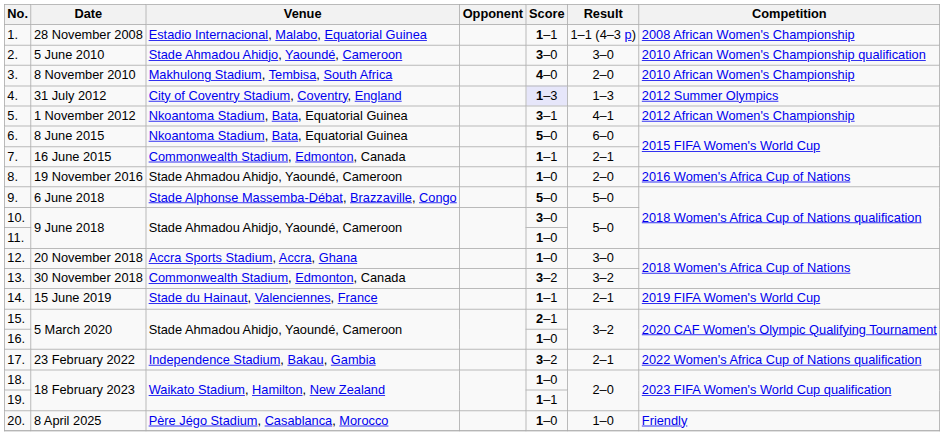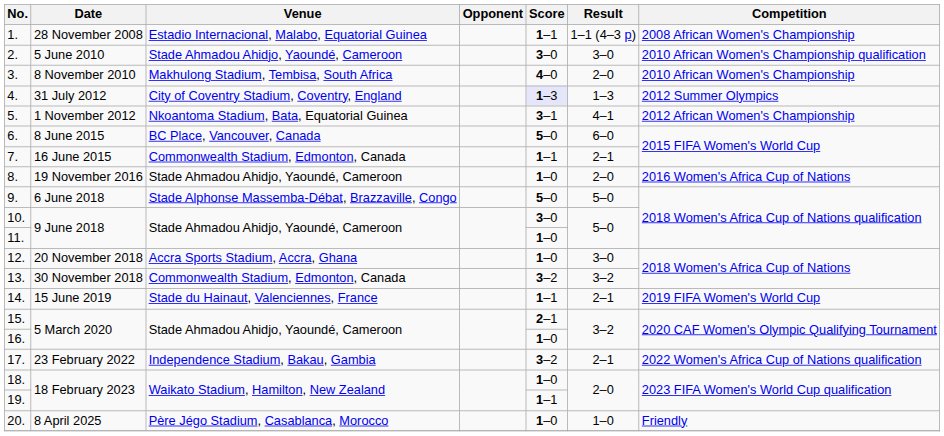(278, 136) Nkoantoma Stadium, Bata, Equatorial Guinea -> (235, 136) BC Place, Vancouver, Canada
